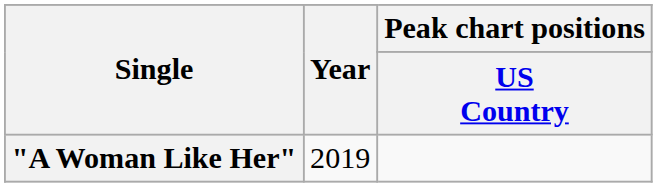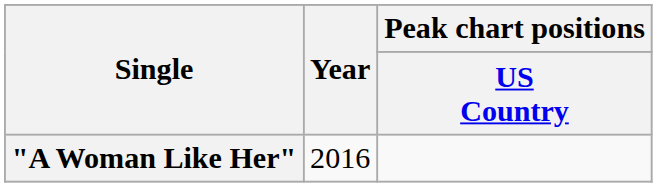(340, 157) 2019 -> (340, 157) 2016
